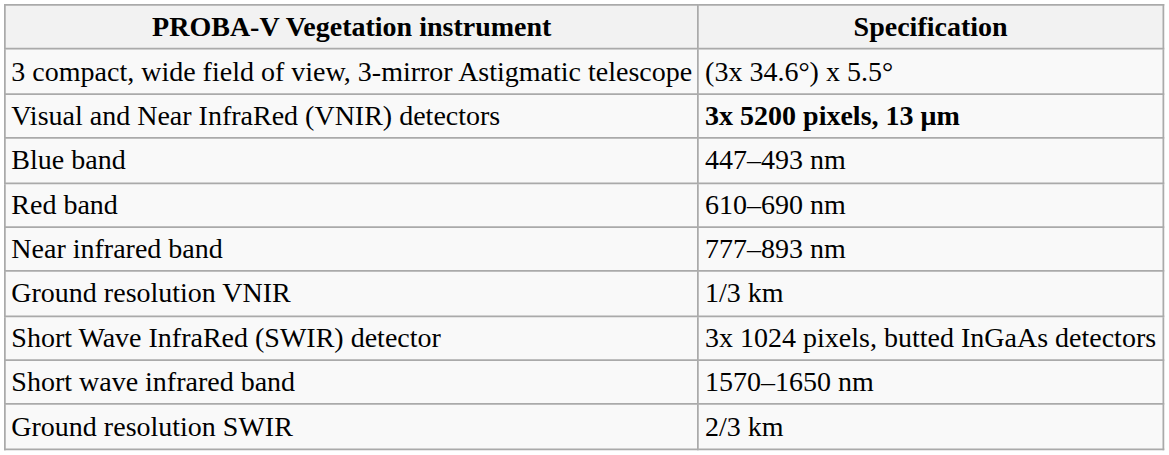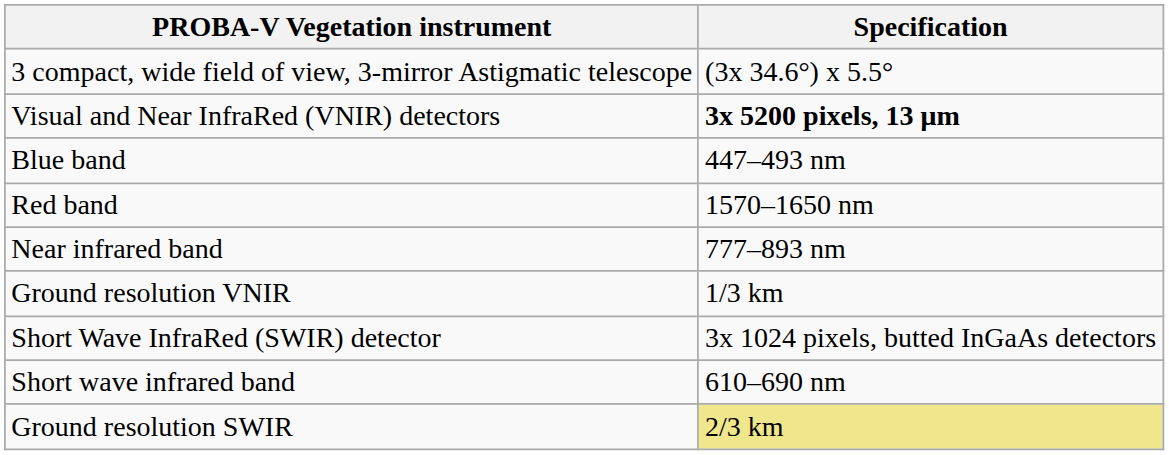(775, 204) 610–690 nm -> (789, 204) 1570–1650 nm
(789, 381) 1570–1650 nm -> (775, 381) 610–690 nm
(744, 426) no background -> (744, 426) khaki background
